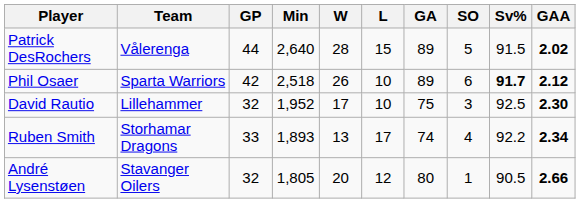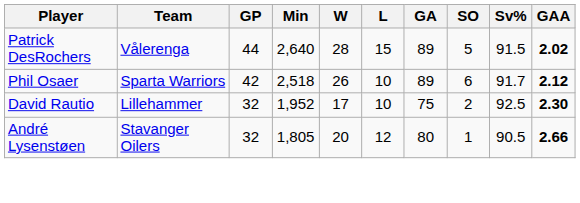(511, 81) bold -> (511, 81) normal
(468, 104) 3 -> (468, 104) 2
- row: (51, 137)
